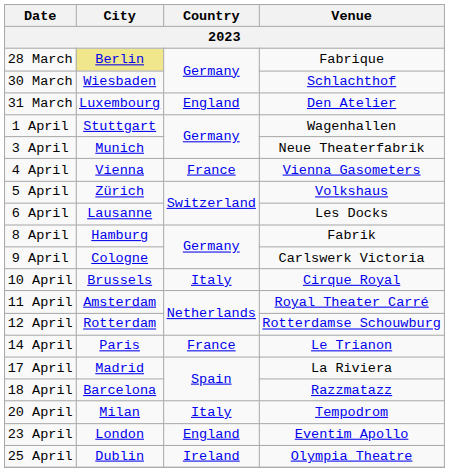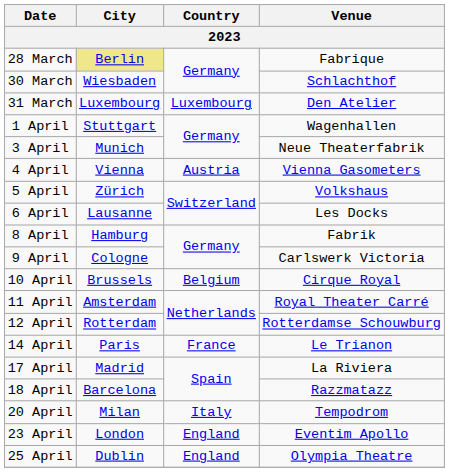(211, 104) England -> (211, 104) Luxembourg
(211, 170) France -> (211, 170) Austria
(211, 280) Italy -> (211, 280) Belgium
(211, 456) Ireland -> (211, 456) England
